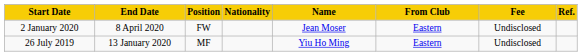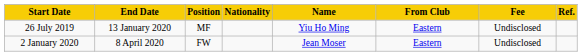rows swapped: (49, 44) <-> (49, 28)
